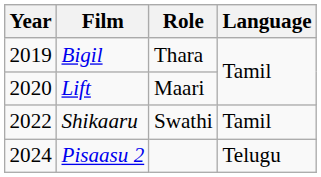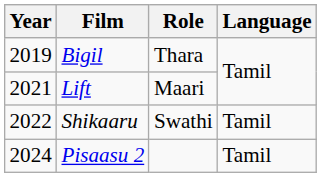(31, 88) 2020 -> (31, 88) 2021
(252, 155) Telugu -> (247, 155) Tamil
